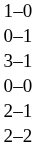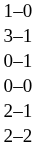rows swapped: (18, 60) <-> (18, 35)
